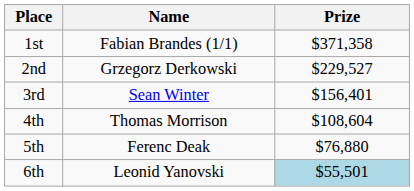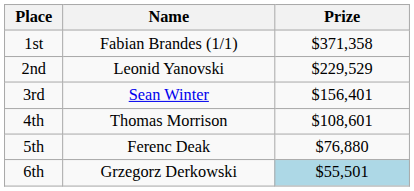(169, 69) Grzegorz Derkowski -> (169, 69) Leonid Yanovski
(342, 69) $229,527 -> (342, 69) $229,529
(342, 120) $108,604 -> (342, 120) $108,601
(169, 172) Leonid Yanovski -> (169, 172) Grzegorz Derkowski
